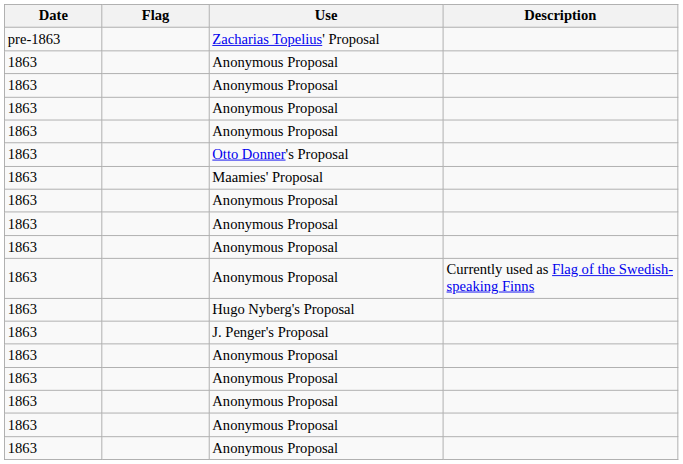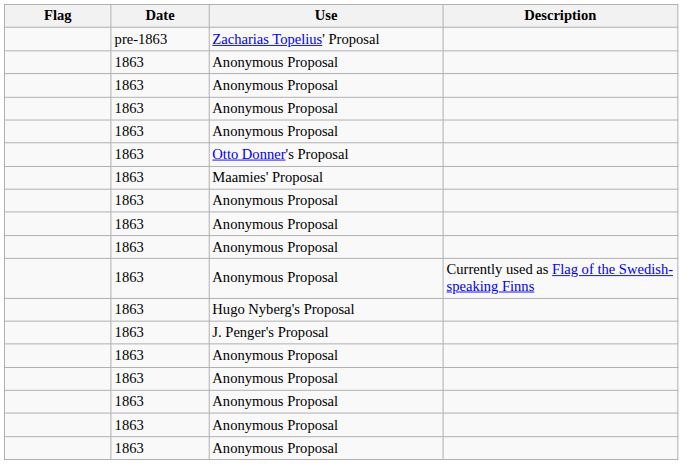columns swapped: (156, 16) <-> (53, 16)
